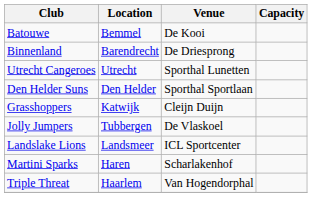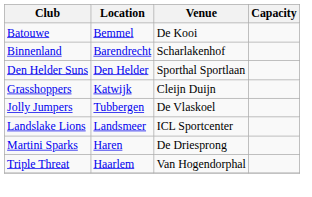(199, 51) De Driesprong -> (191, 51) Scharlakenhof
- row: (51, 70)
(199, 164) Scharlakenhof -> (192, 145) De Driesprong
